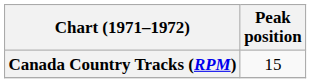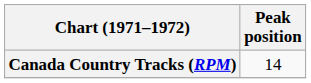(273, 63) 15 -> (273, 63) 14
